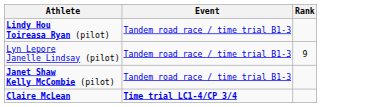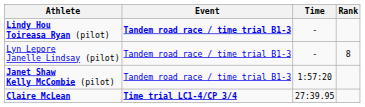+ column: (315, 11)
(207, 30) normal -> (207, 30) bold
(305, 53) 9 -> (348, 53) 8
